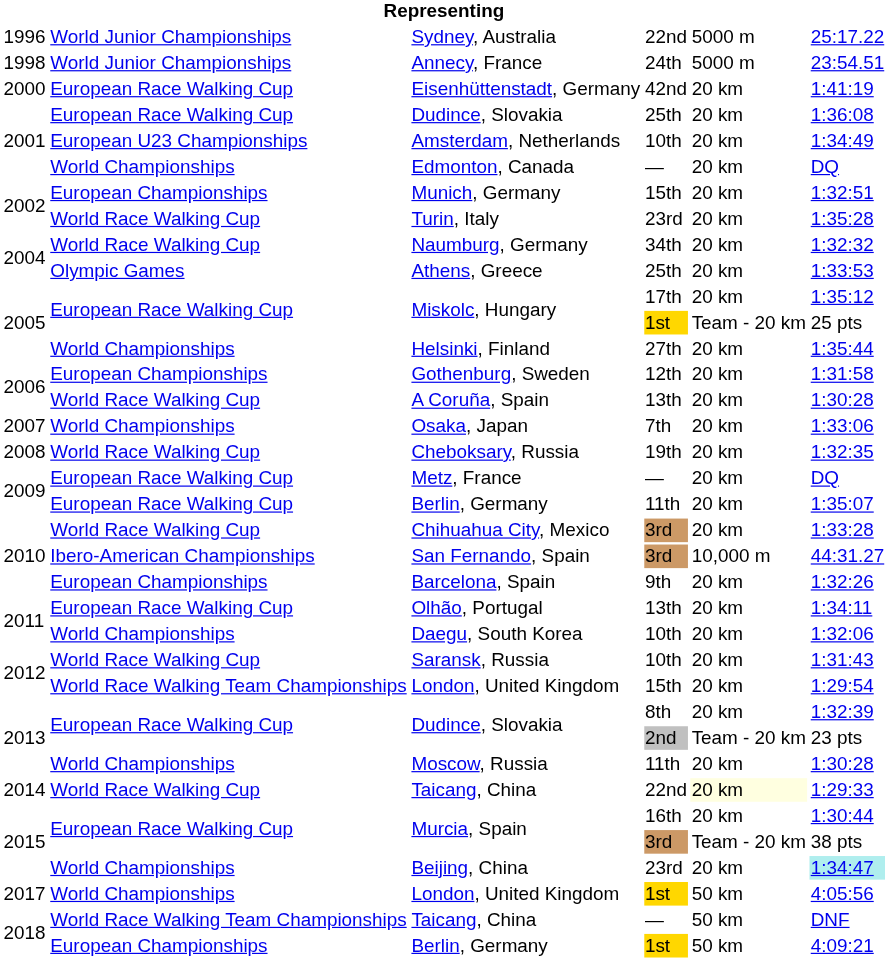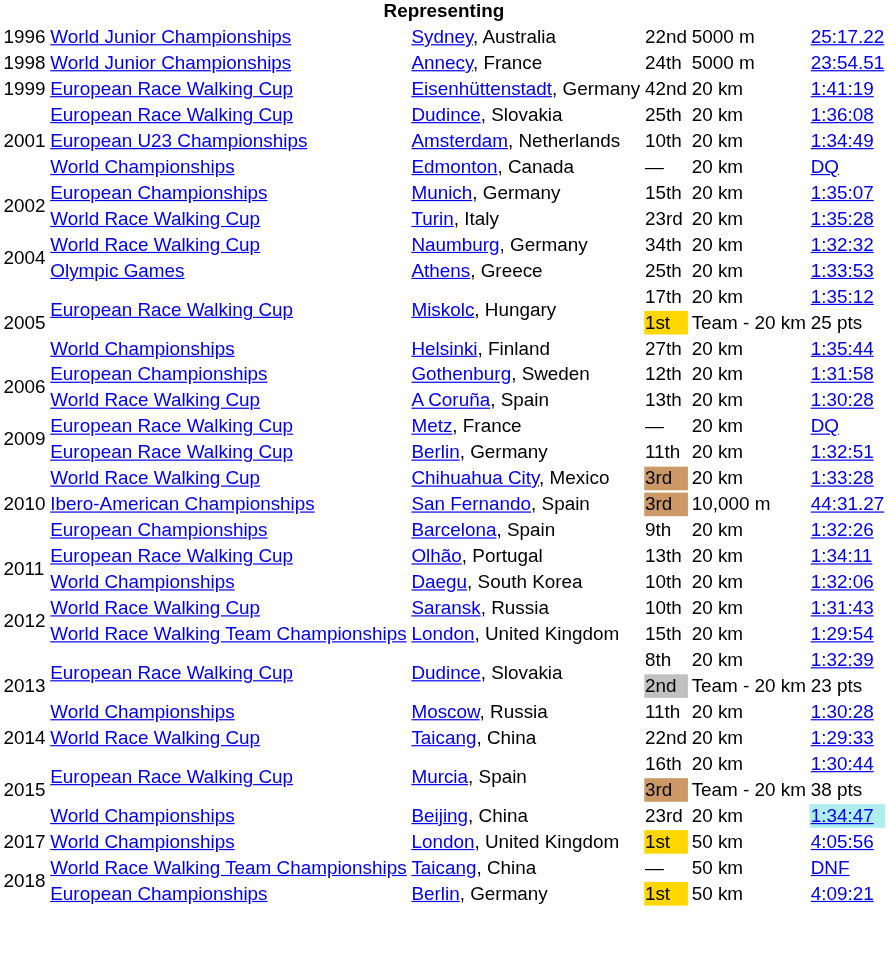(25, 88) 2000 -> (25, 88) 1999
(842, 192) 1:32:51 -> (842, 192) 1:35:07
- row: (470, 426)
- row: (495, 452)
(842, 504) 1:35:07 -> (842, 452) 1:32:51
(717, 789) lightyellow background -> (717, 737) no background
